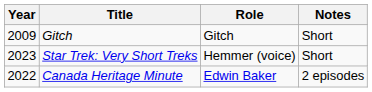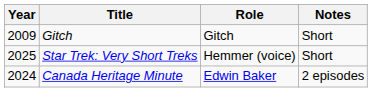(22, 55) 2023 -> (22, 55) 2025
(22, 76) 2022 -> (22, 76) 2024
